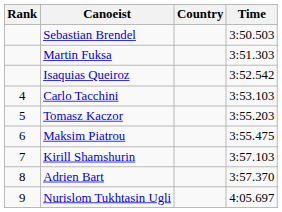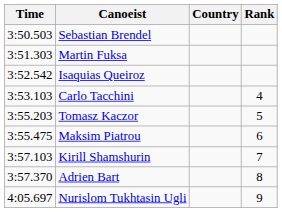columns swapped: (22, 14) <-> (252, 14)
